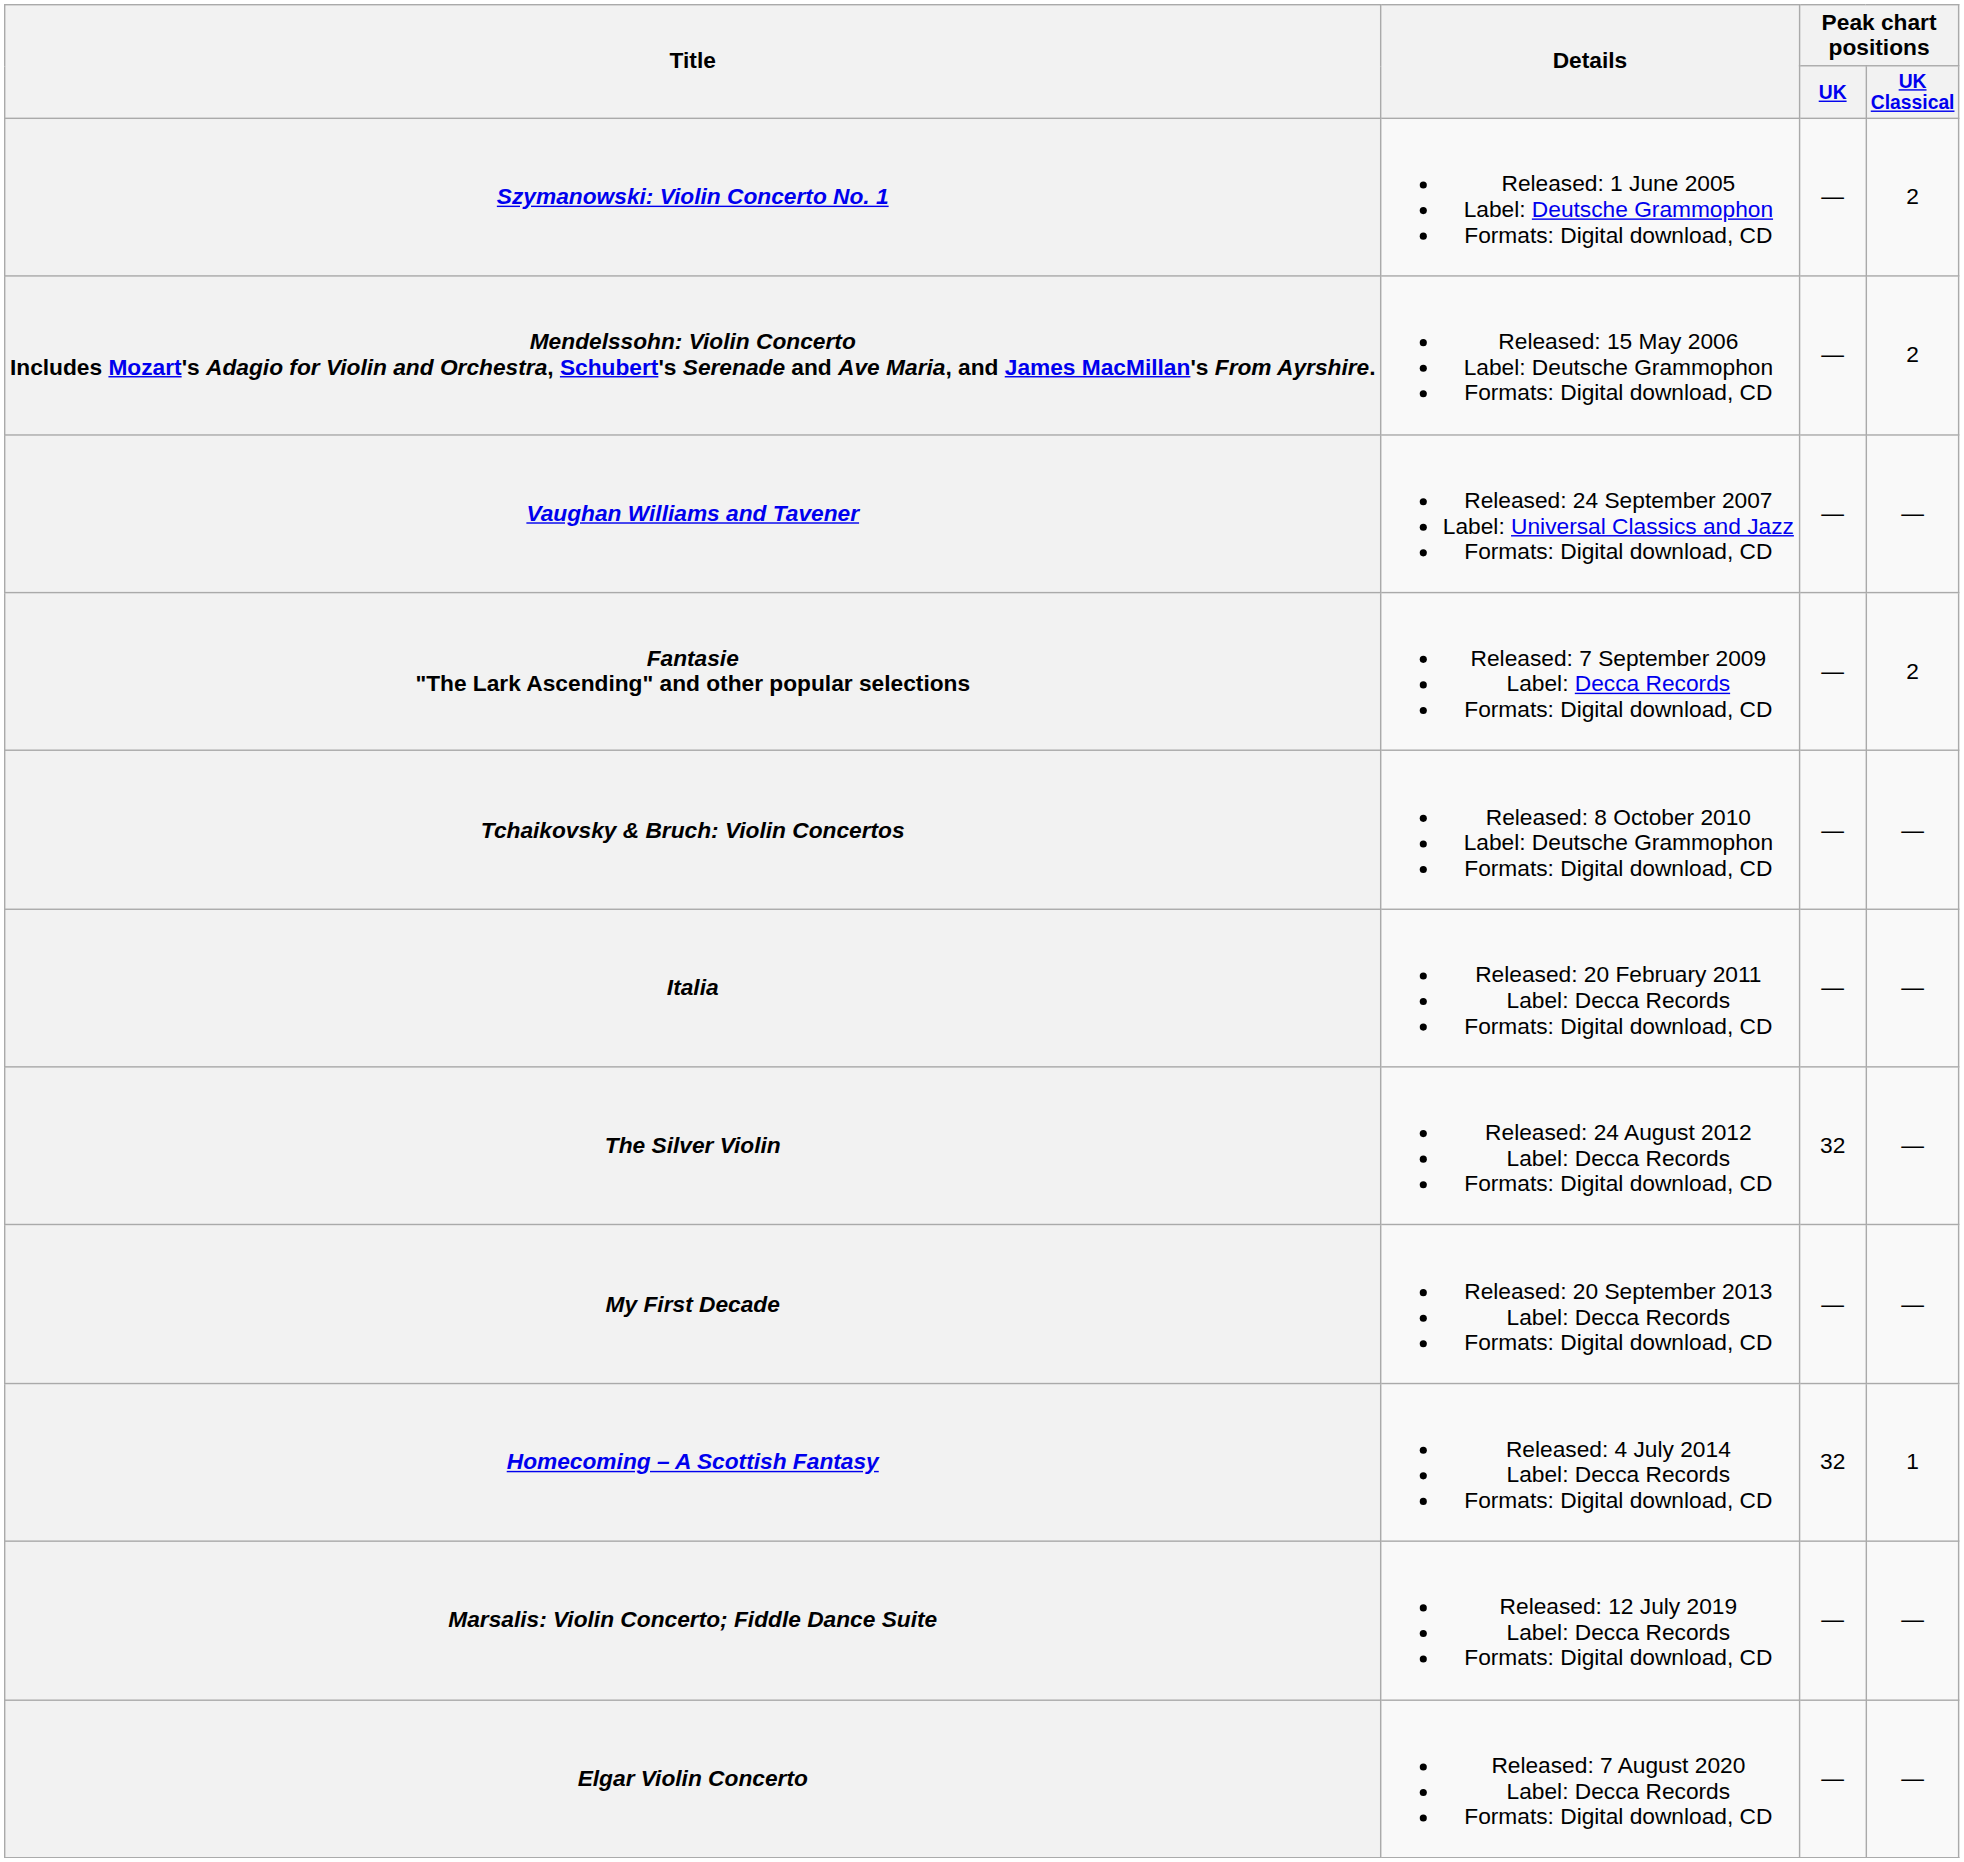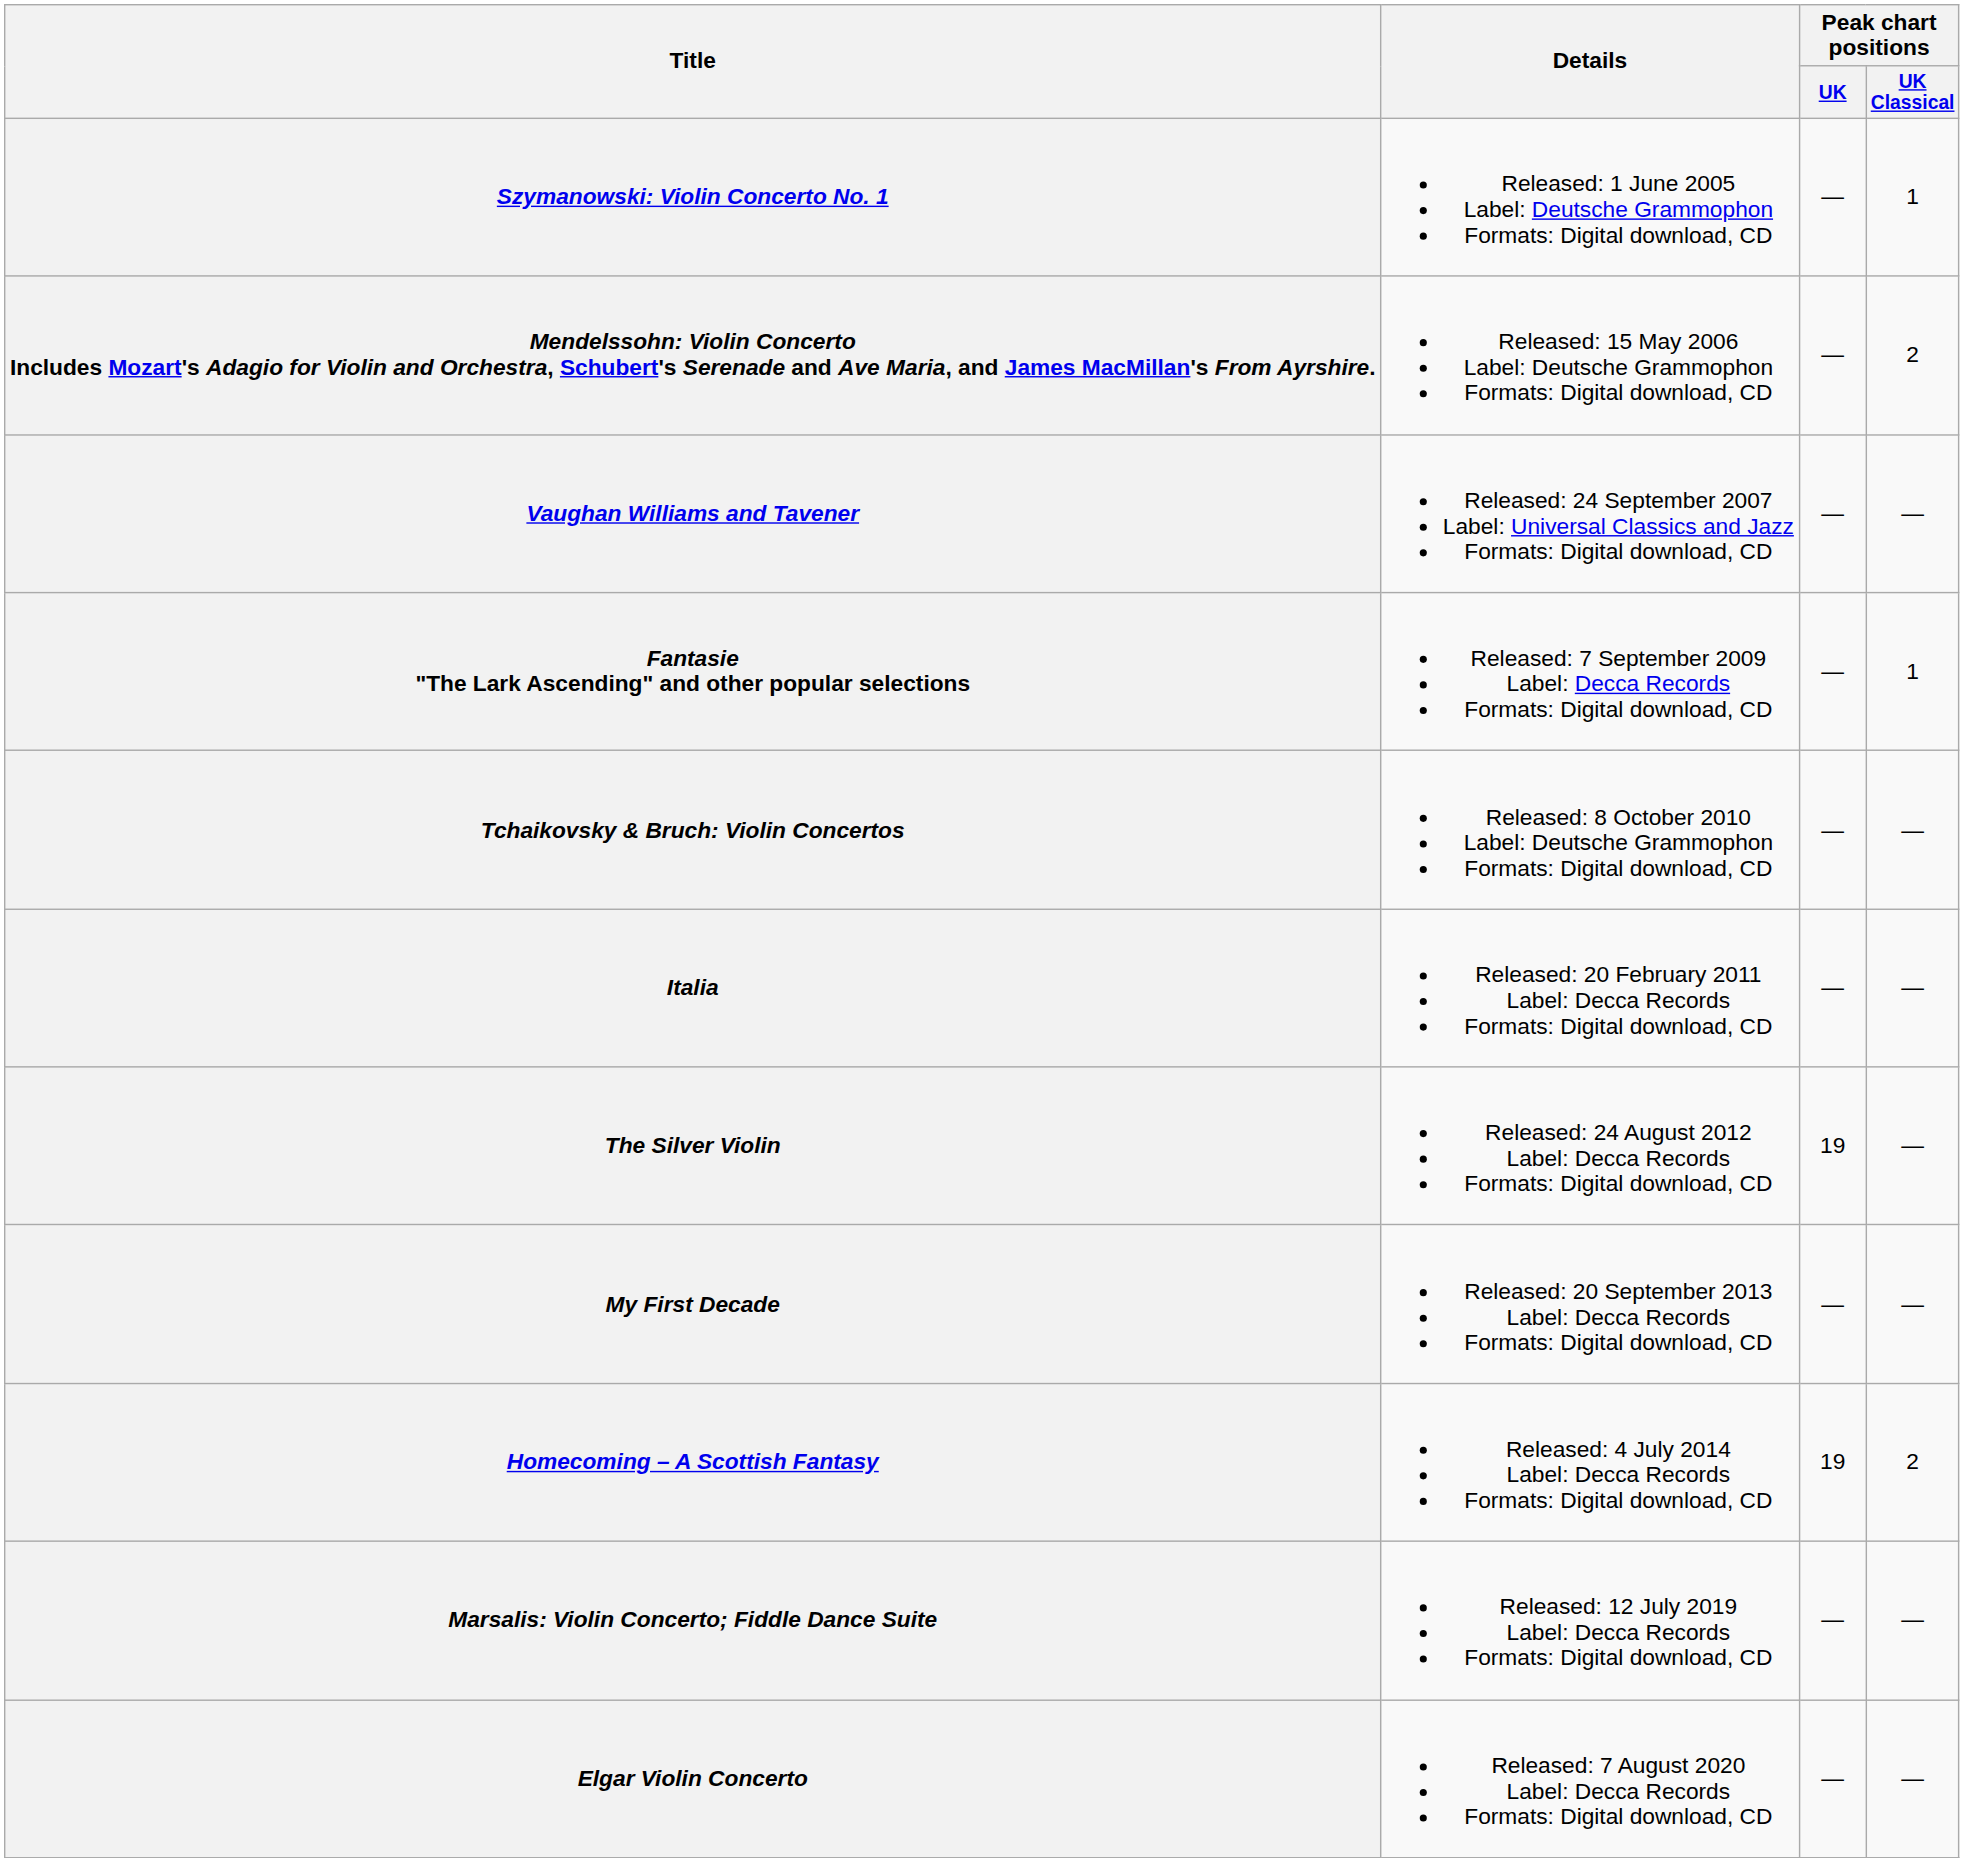(1913, 196) 2 -> (1913, 196) 1
(1913, 671) 2 -> (1913, 671) 1
(1833, 1145) 32 -> (1833, 1145) 19
(1833, 1462) 32 -> (1833, 1462) 19
(1913, 1462) 1 -> (1913, 1462) 2
